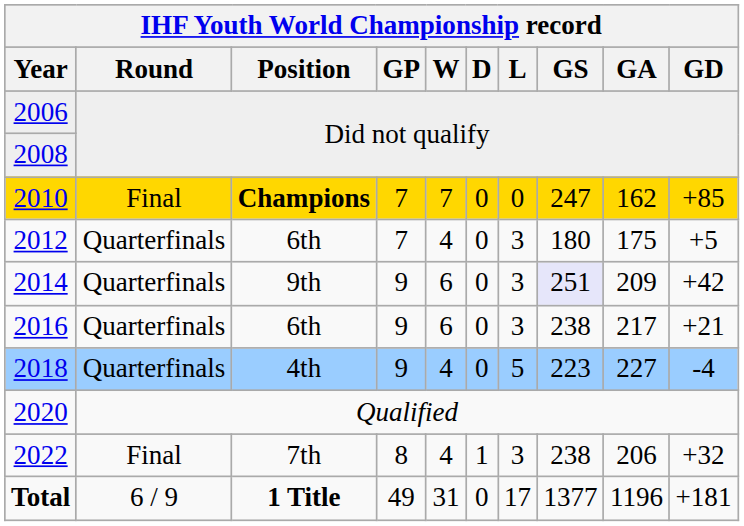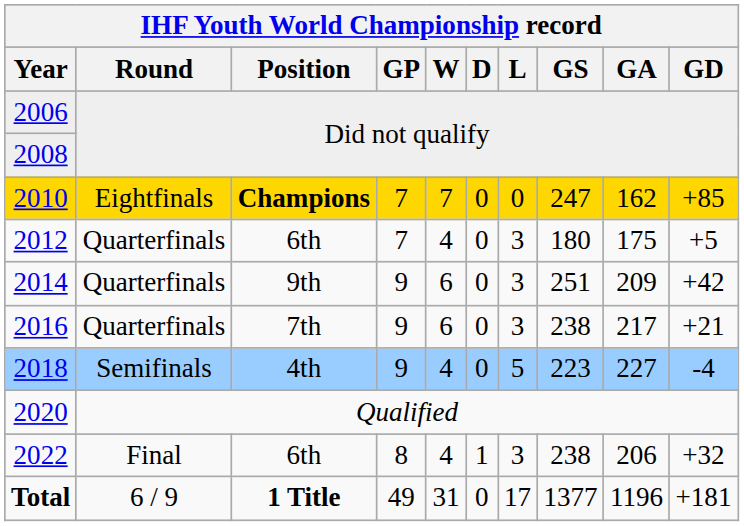(154, 197) Final -> (154, 197) Eightfinals
(571, 283) lavender background -> (571, 283) no background
(304, 326) 6th -> (304, 326) 7th
(154, 369) Quarterfinals -> (154, 369) Semifinals
(304, 454) 7th -> (304, 454) 6th
